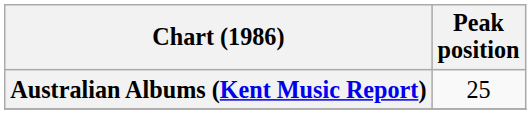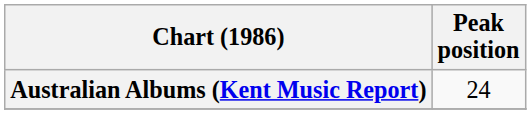(479, 89) 25 -> (479, 89) 24
